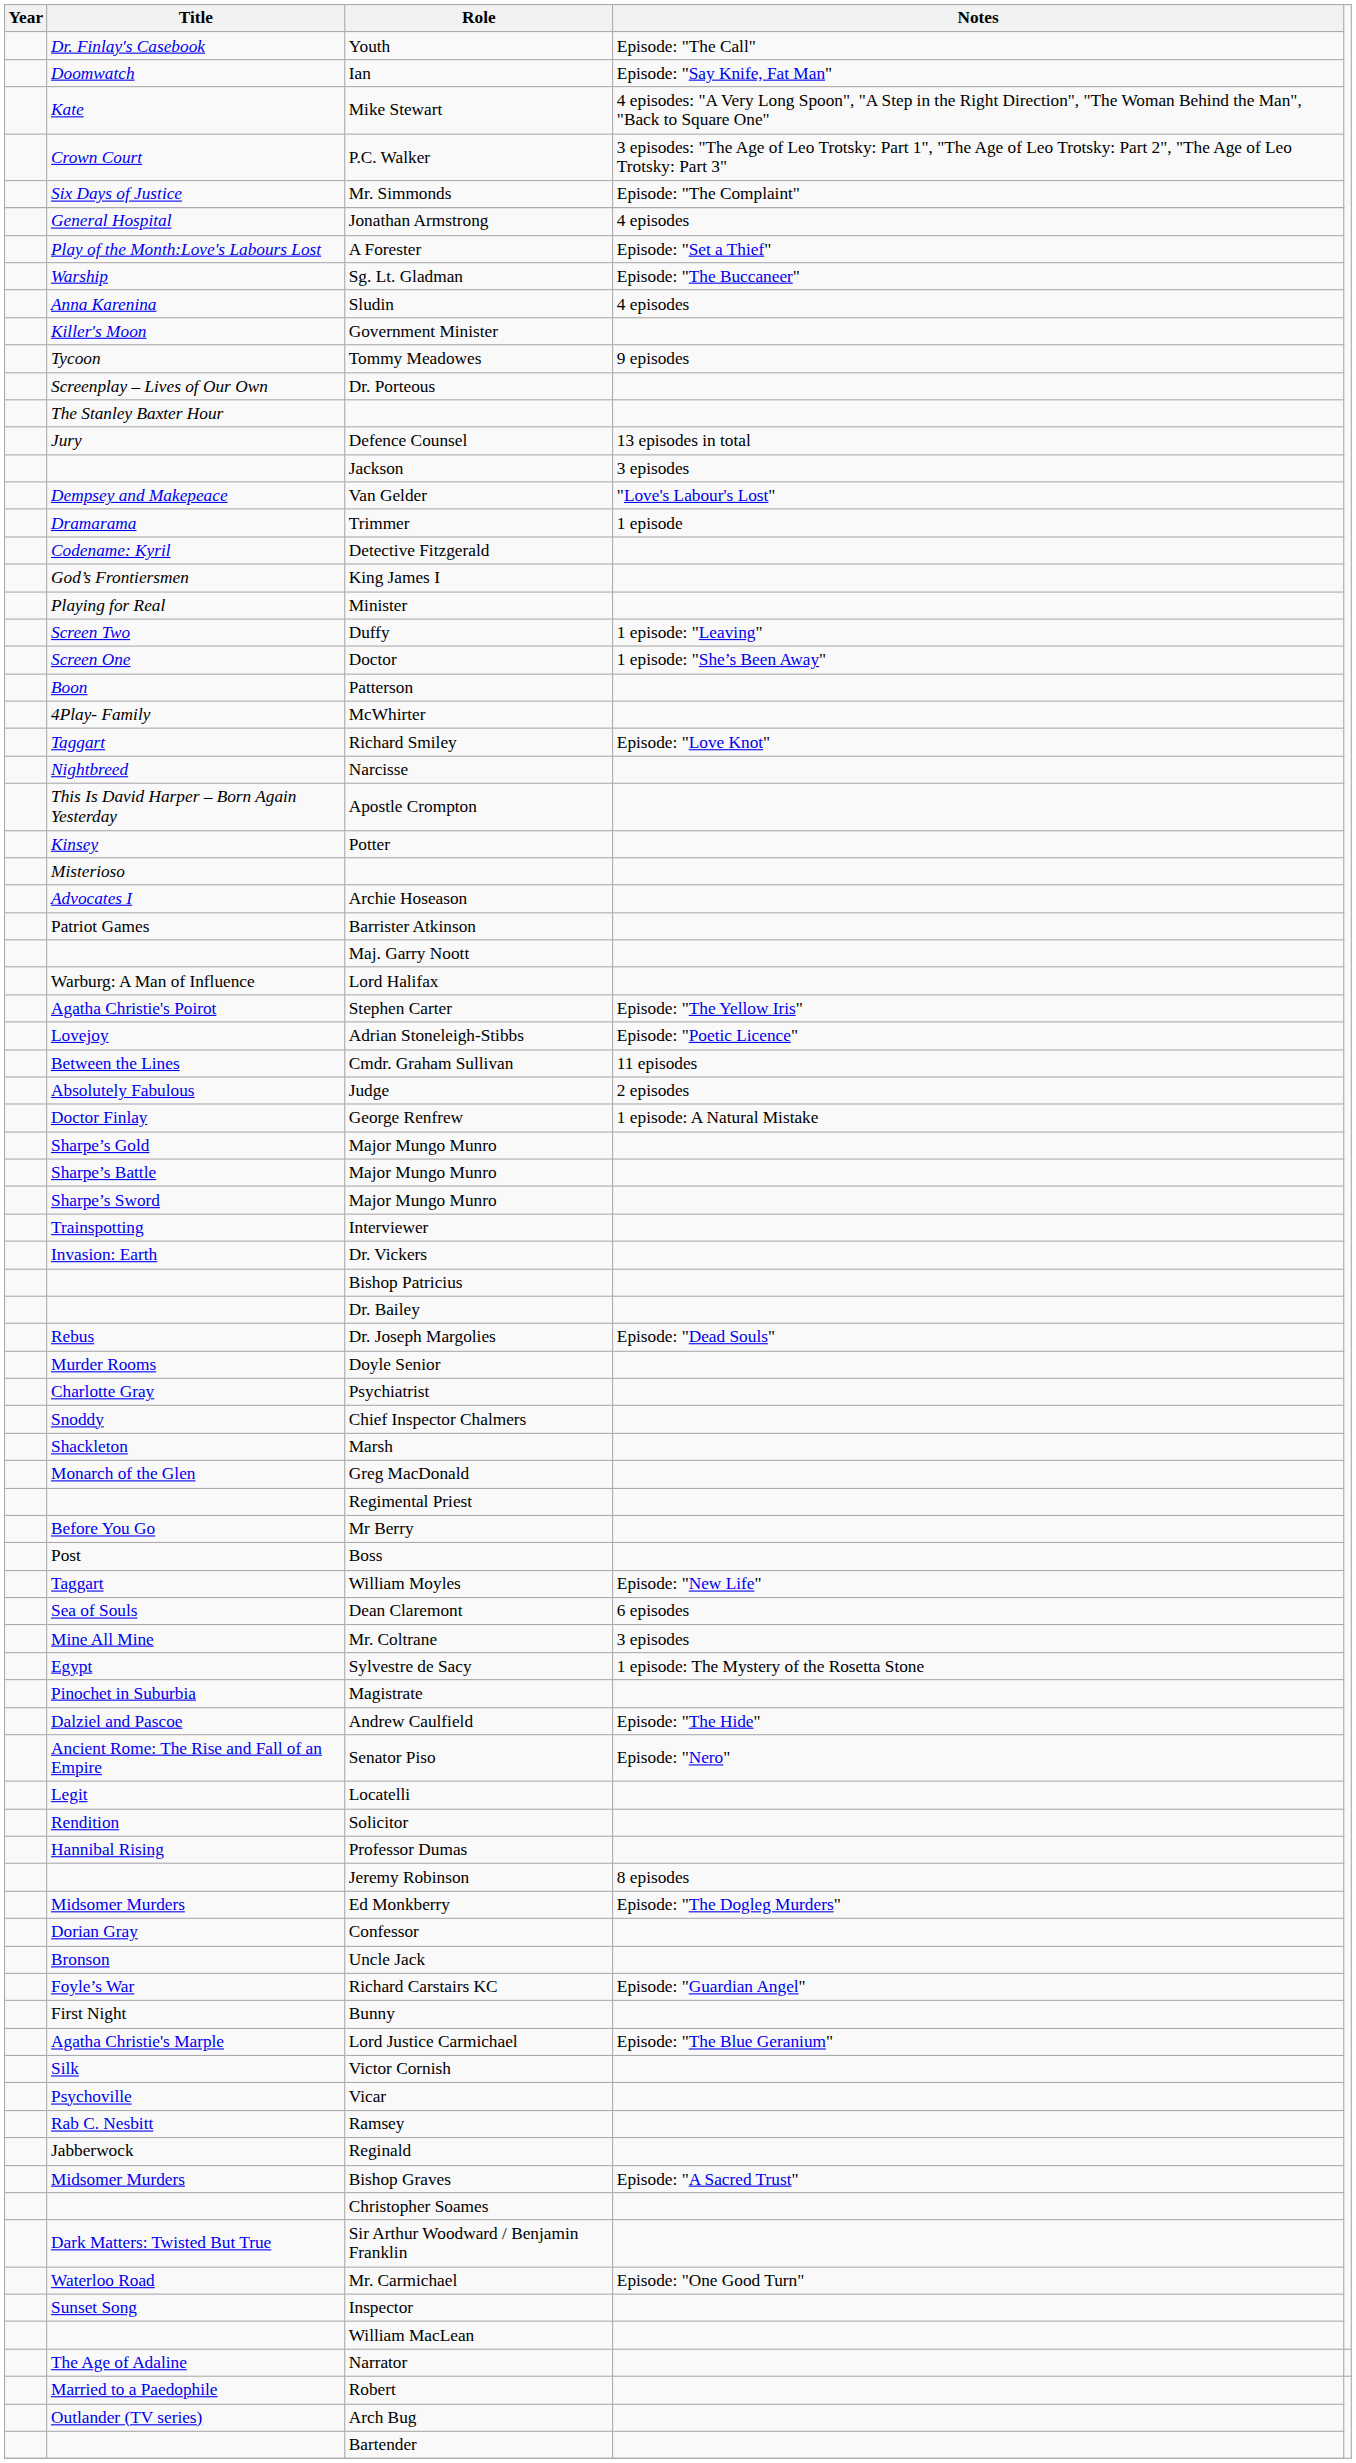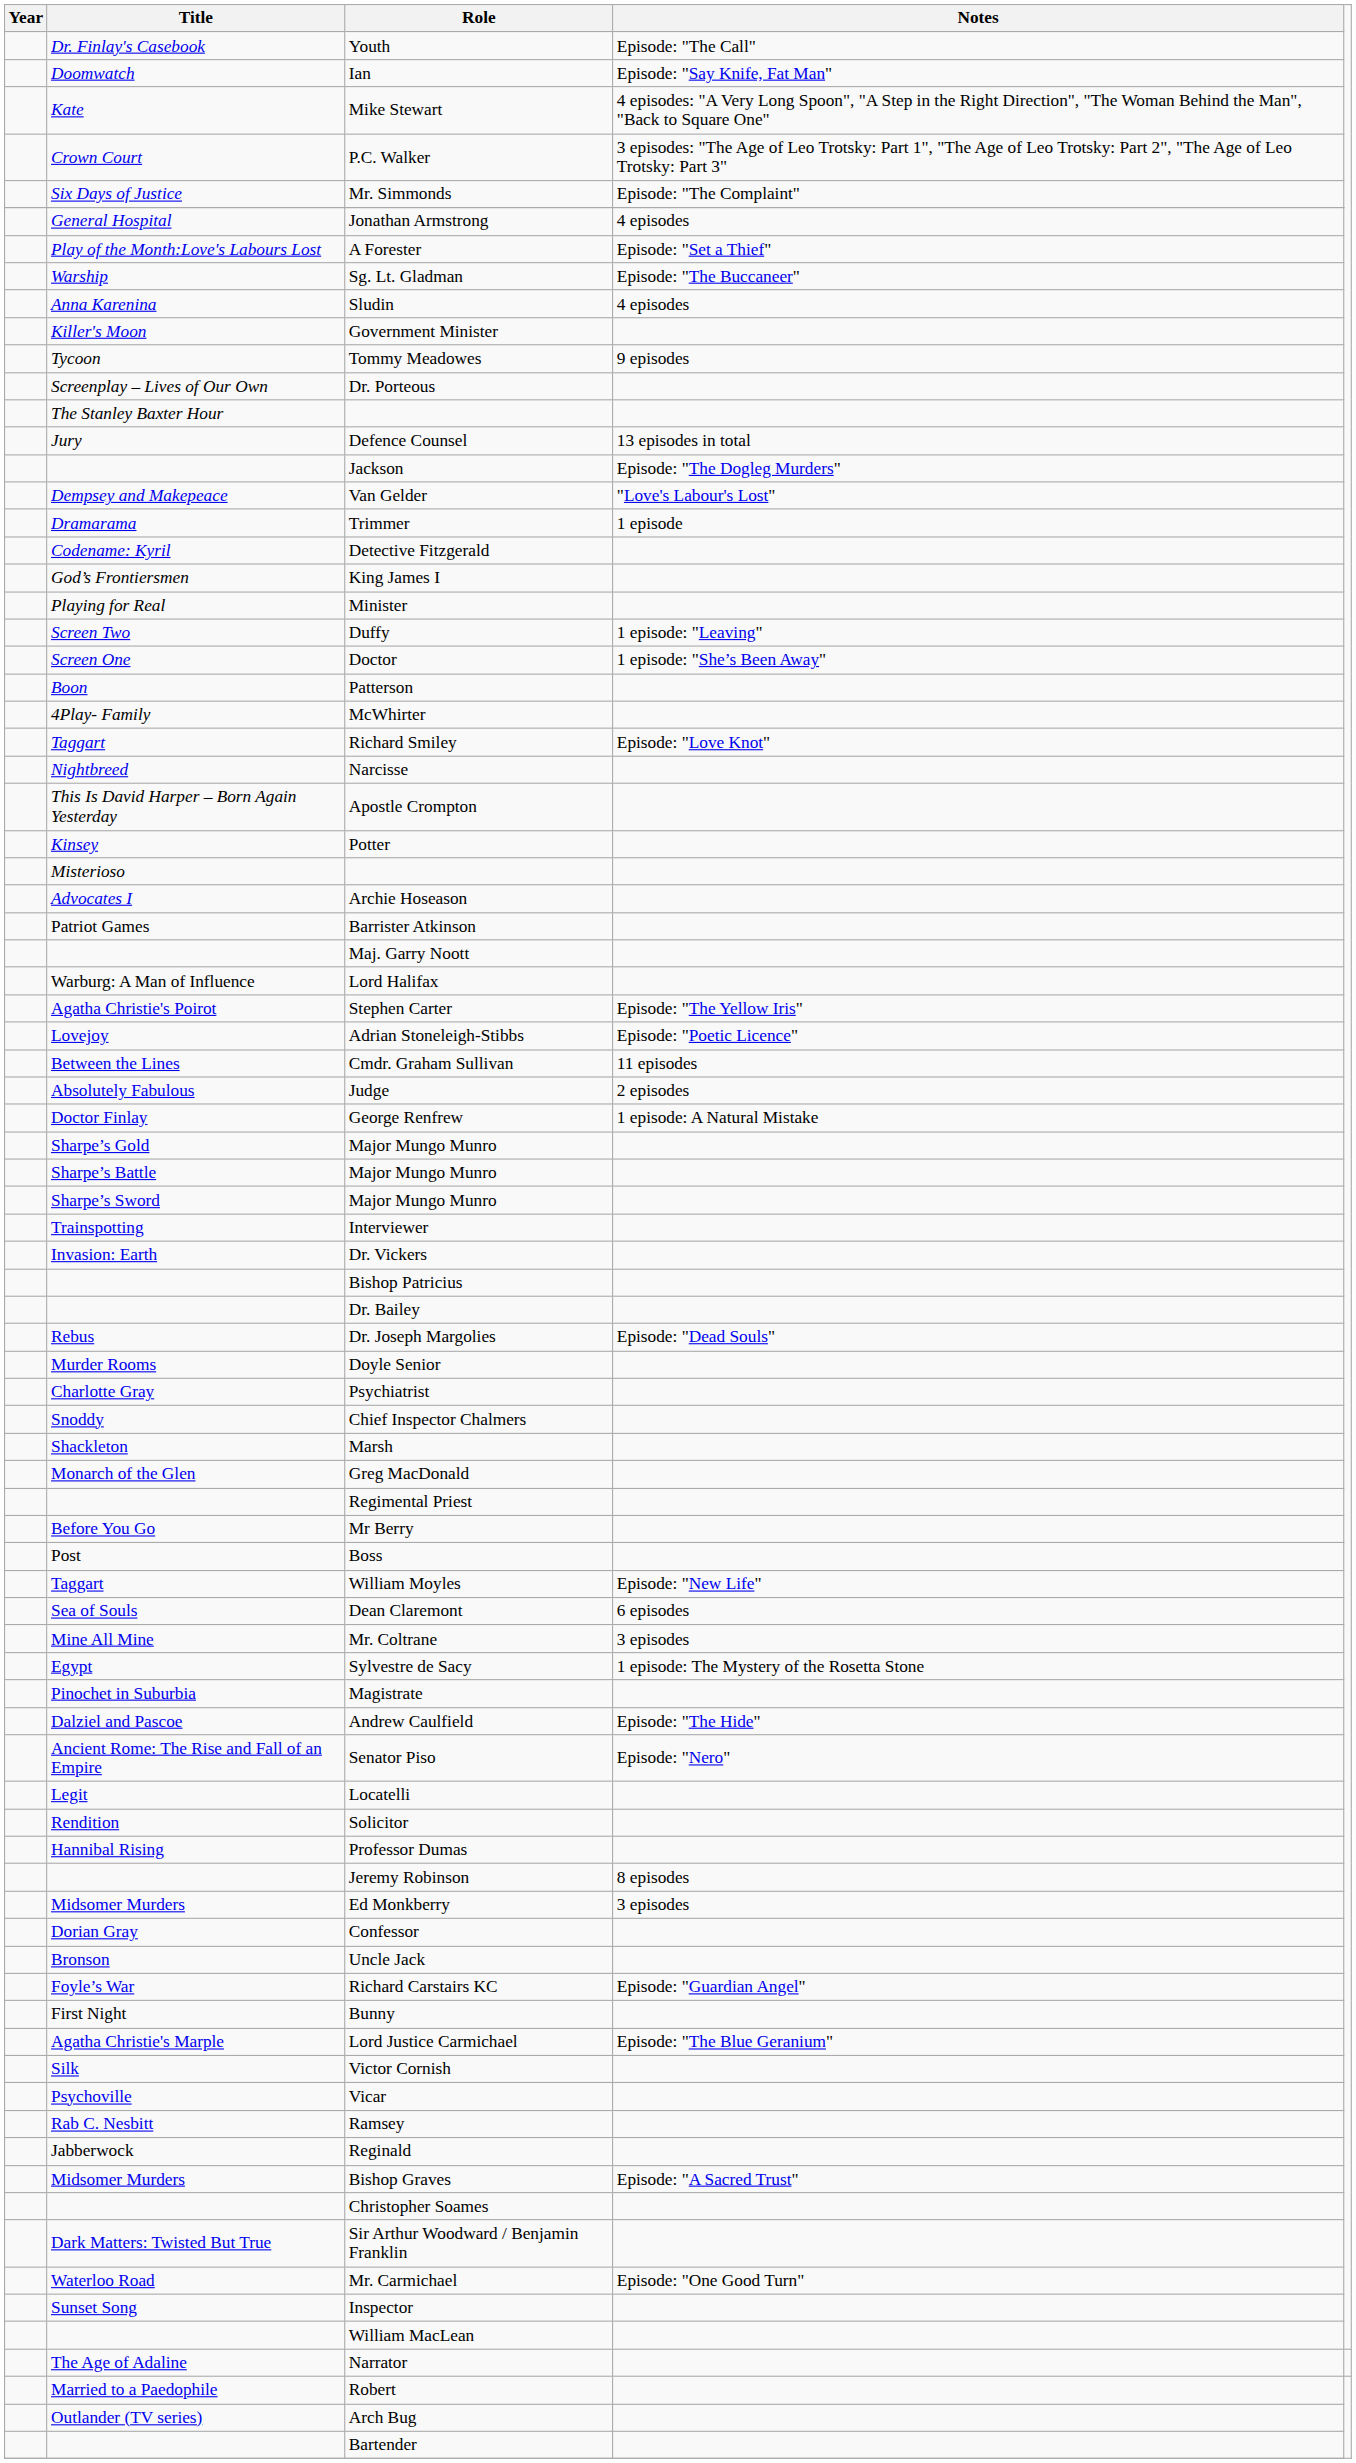(653, 468) 3 episodes -> (729, 468) Episode: "The Dogleg Murders"
(729, 1904) Episode: "The Dogleg Murders" -> (653, 1904) 3 episodes
